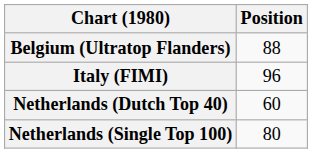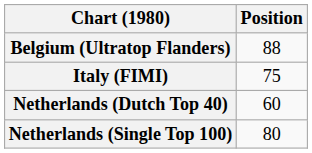(272, 76) 96 -> (272, 76) 75
